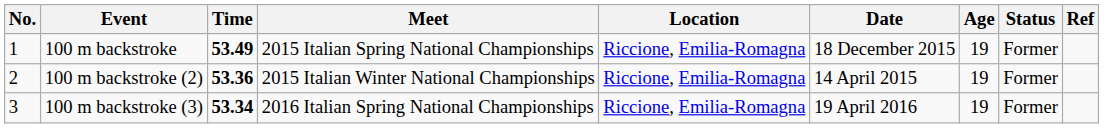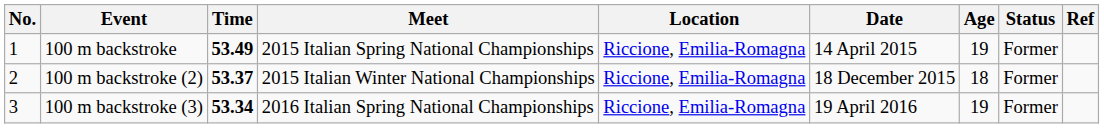(885, 48) 18 December 2015 -> (866, 48) 14 April 2015
(232, 78) 53.36 -> (232, 78) 53.37
(866, 78) 14 April 2015 -> (885, 78) 18 December 2015
(979, 78) 19 -> (979, 78) 18
